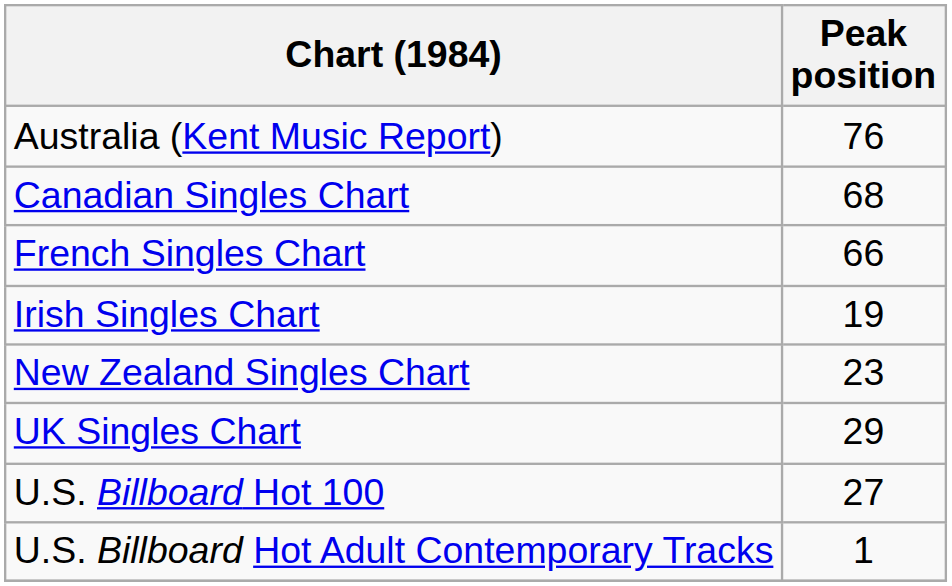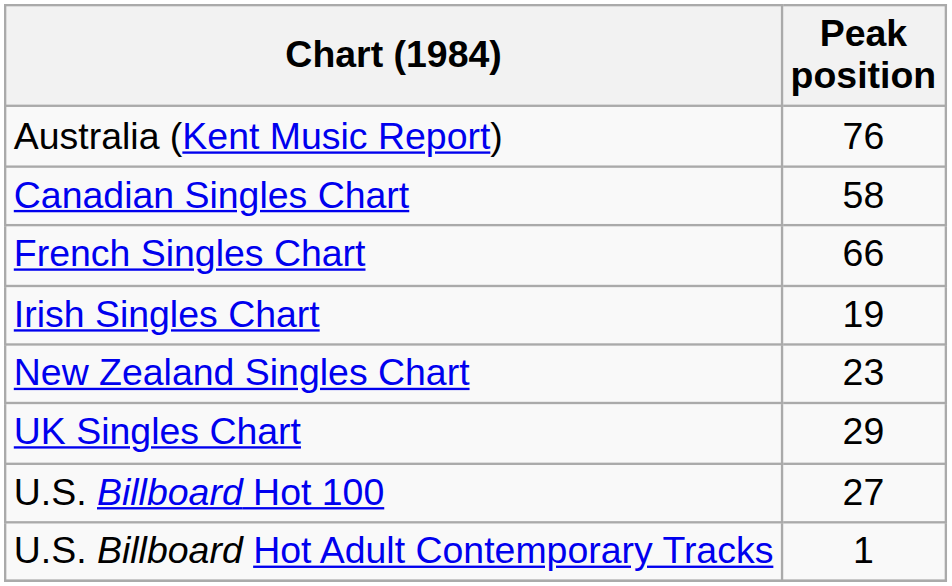(863, 195) 68 -> (863, 195) 58
